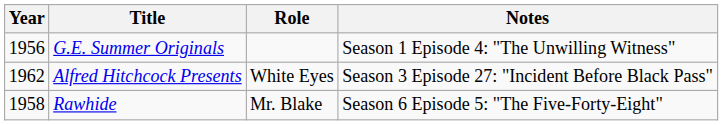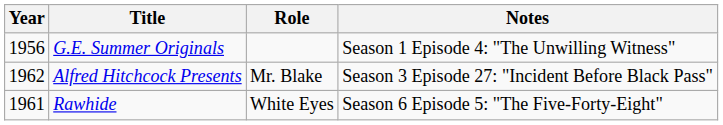(292, 76) White Eyes -> (286, 76) Mr. Blake
(27, 104) 1958 -> (27, 104) 1961
(286, 104) Mr. Blake -> (292, 104) White Eyes
